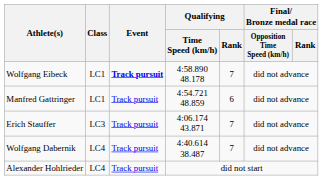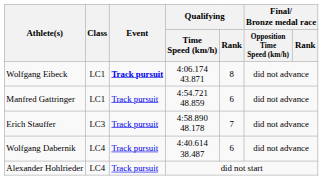(192, 74) 4:58.890 48.178 -> (192, 74) 4:06.174 43.871
(232, 74) 7 -> (232, 74) 8
(192, 124) 4:06.174 43.871 -> (192, 124) 4:58.890 48.178
(232, 149) 7 -> (232, 149) 6
